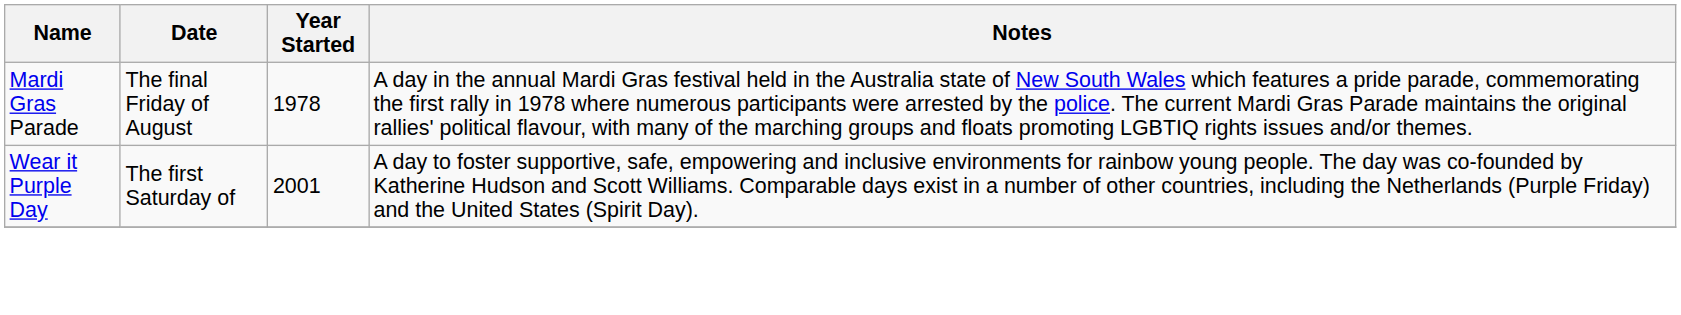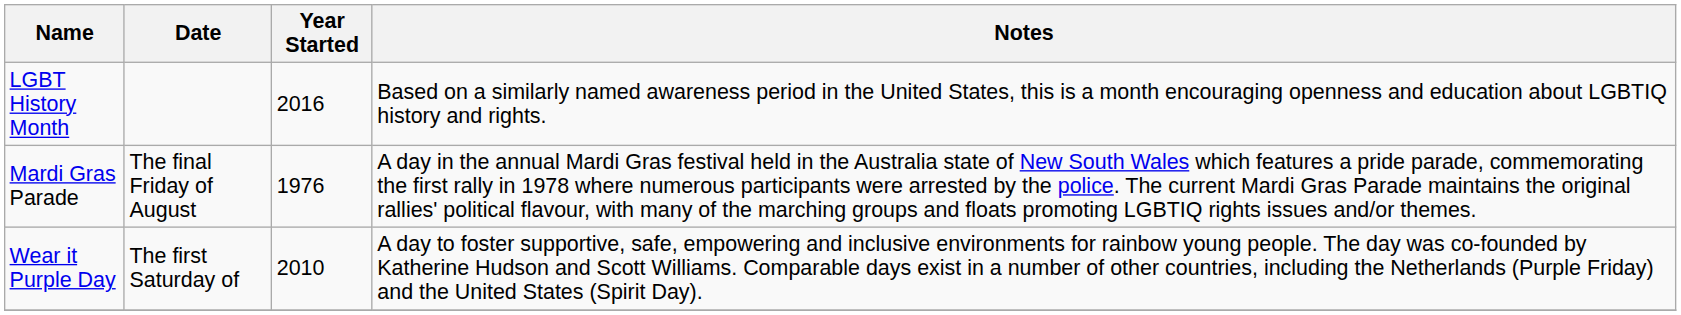+ row: (43, 103)
(297, 103) 1978 -> (301, 185) 1976
(297, 185) 2001 -> (301, 268) 2010
